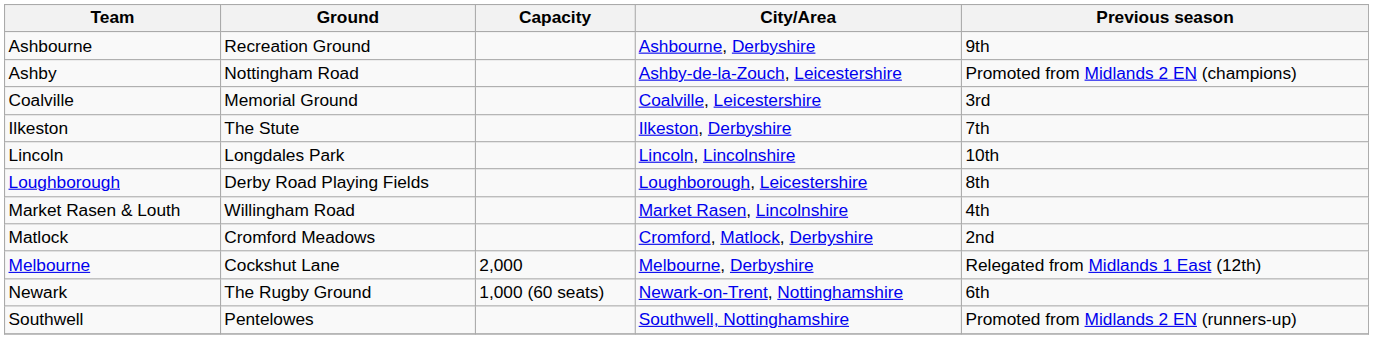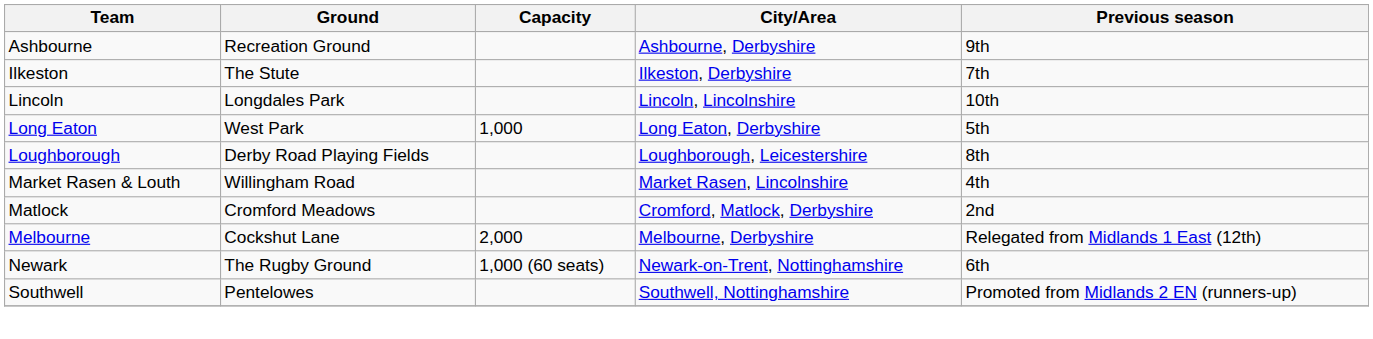- row: (33, 73)
- row: (41, 100)
+ row: (53, 127)
